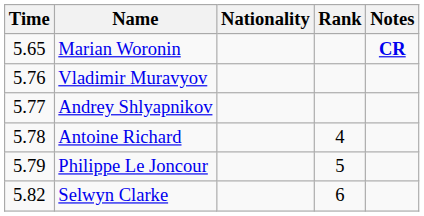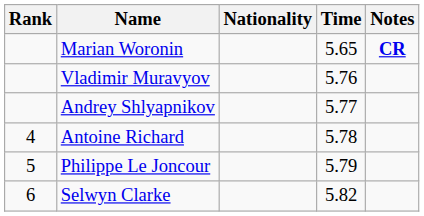columns swapped: (340, 19) <-> (29, 19)
